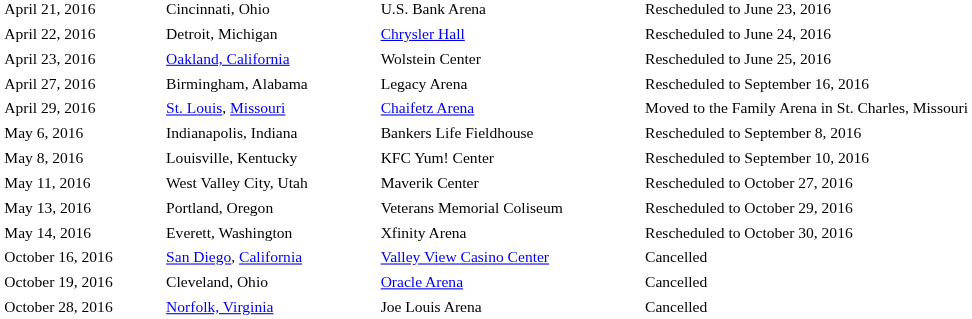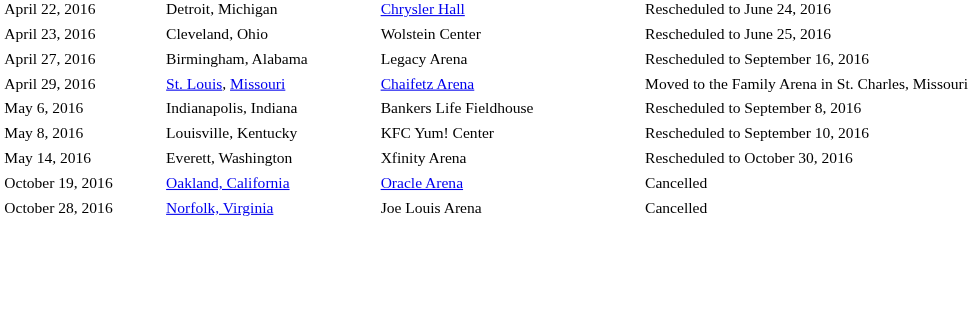- row: (50, 9)
(228, 58) Oakland, California -> (217, 33) Cleveland, Ohio
- row: (47, 182)
- row: (48, 207)
- row: (58, 257)
(217, 282) Cleveland, Ohio -> (228, 182) Oakland, California
